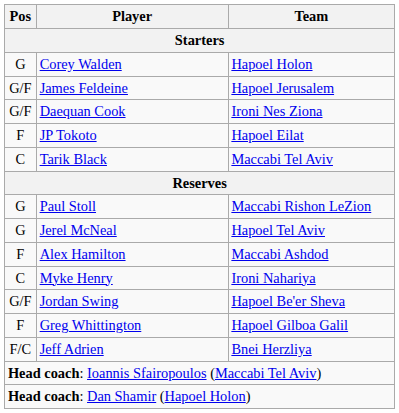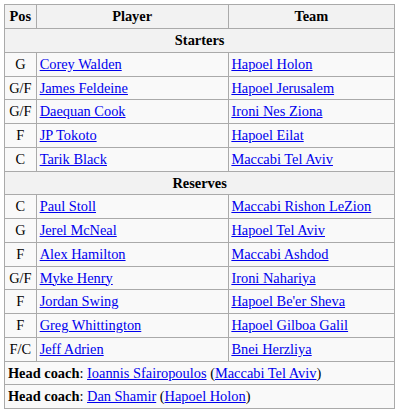(20, 206) G -> (20, 206) C
(20, 278) C -> (20, 278) G/F
(20, 301) G/F -> (20, 301) F
